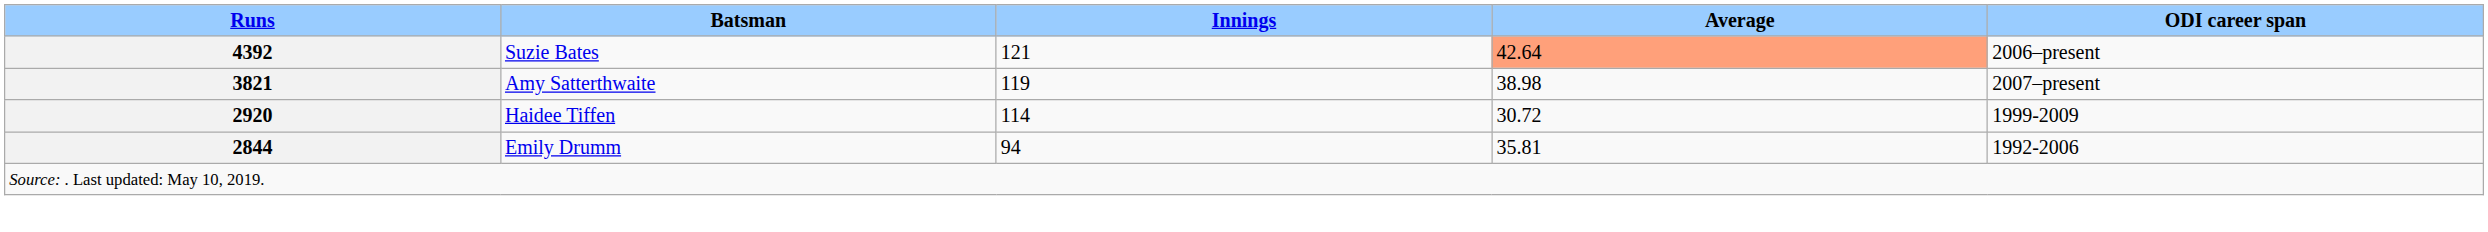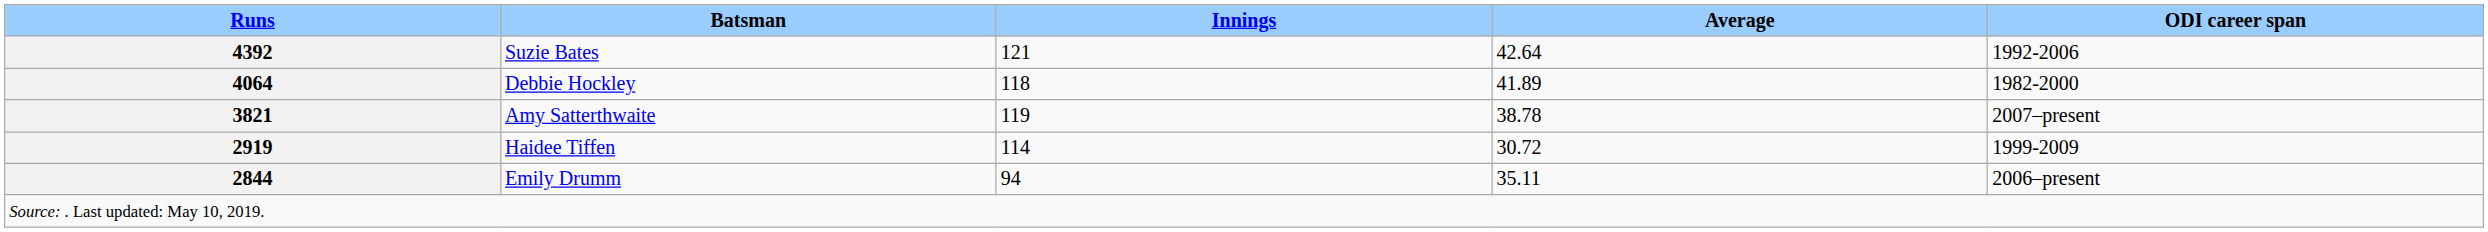(1519, 52) lightsalmon background -> (1519, 52) no background
(2046, 52) 2006–present -> (2036, 52) 1992-2006
+ row: (570, 83)
(1519, 83) 38.98 -> (1519, 115) 38.78
(252, 115) 2920 -> (252, 147) 2919
(1519, 147) 35.81 -> (1519, 178) 35.11
(2036, 147) 1992-2006 -> (2046, 178) 2006–present
